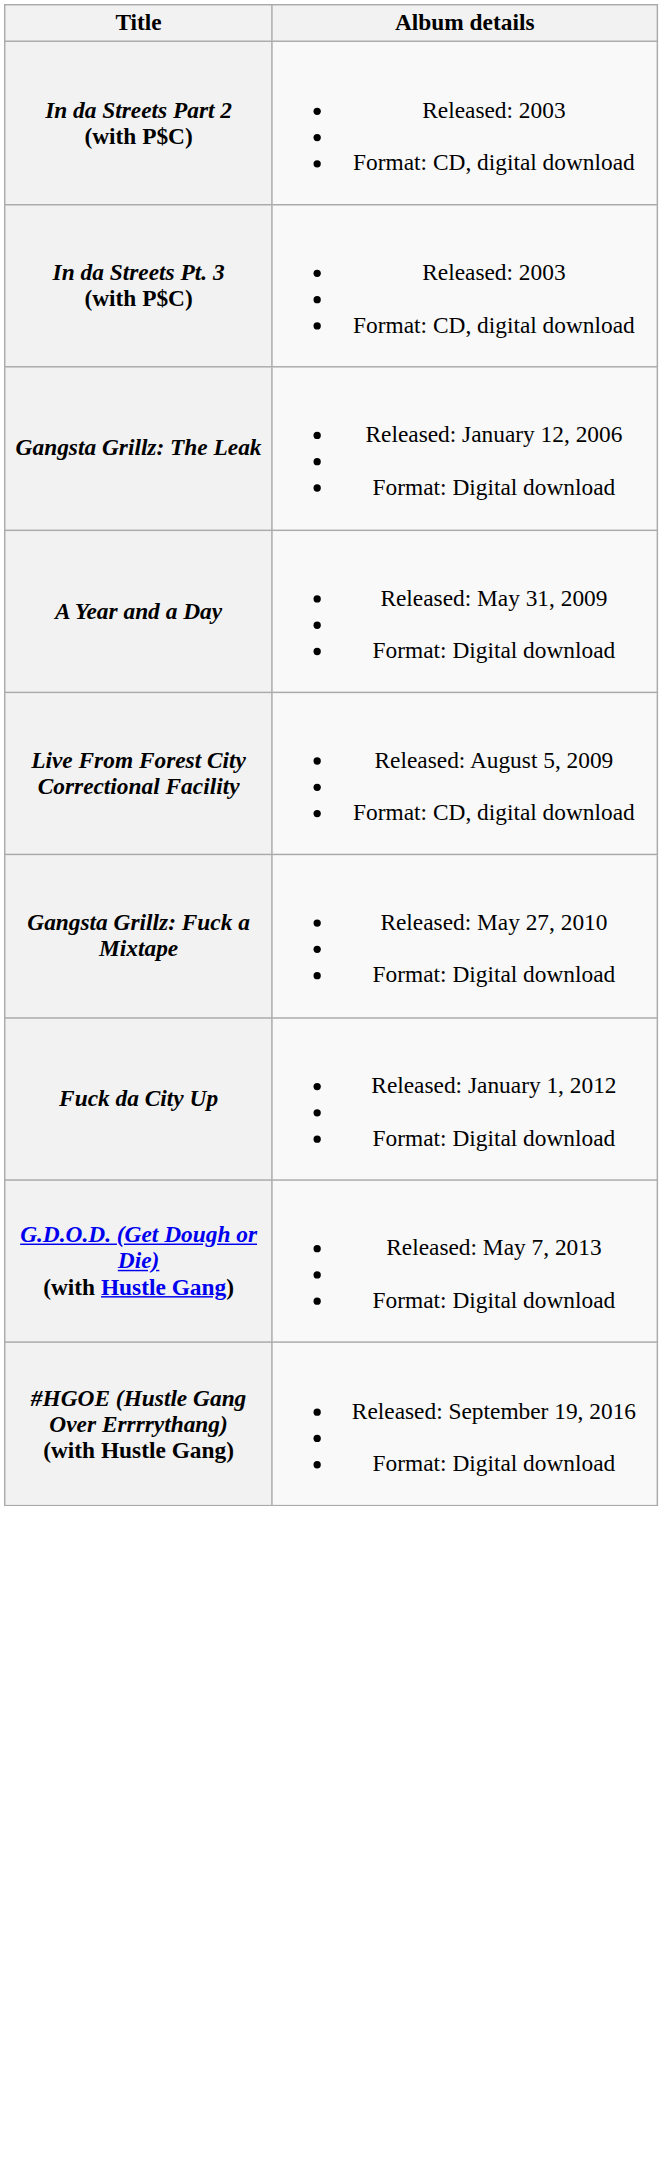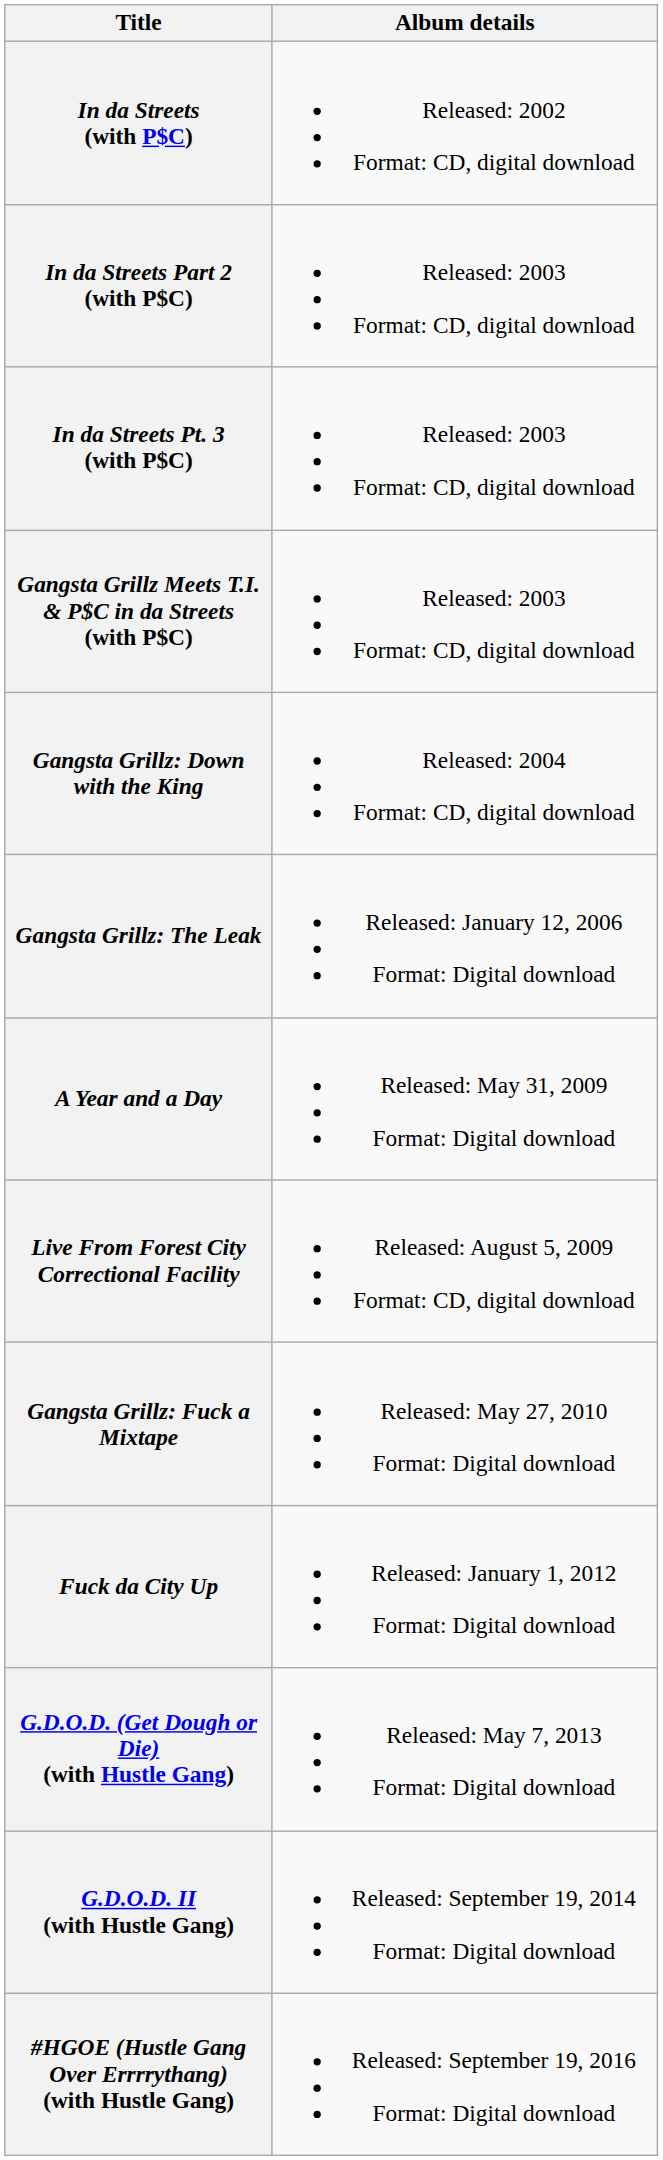+ row: (139, 122)
+ row: (139, 610)
+ row: (139, 773)
+ row: (139, 1911)
